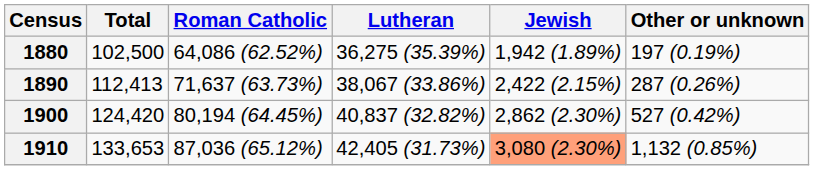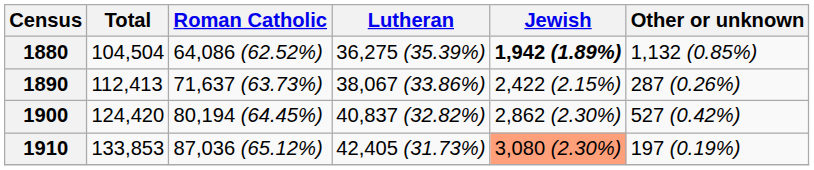(128, 52) 102,500 -> (128, 52) 104,504
(558, 52) normal -> (558, 52) bold
(686, 52) 197 (0.19%) -> (694, 52) 1,132 (0.85%)
(128, 148) 133,653 -> (128, 148) 133,853
(694, 148) 1,132 (0.85%) -> (686, 148) 197 (0.19%)
